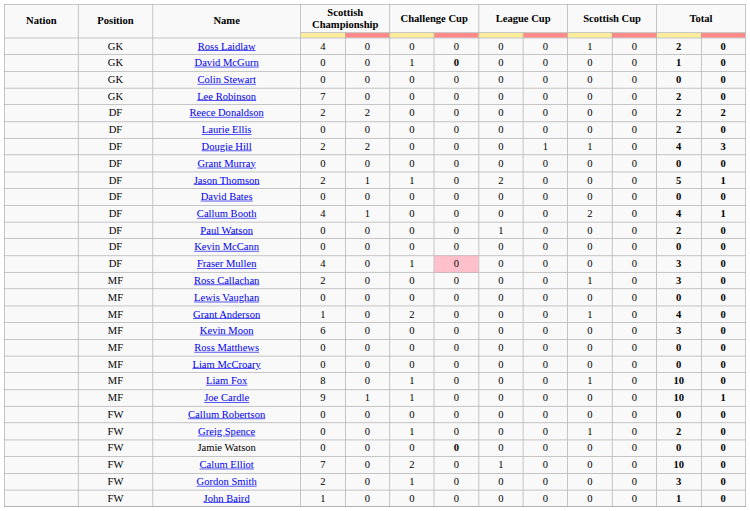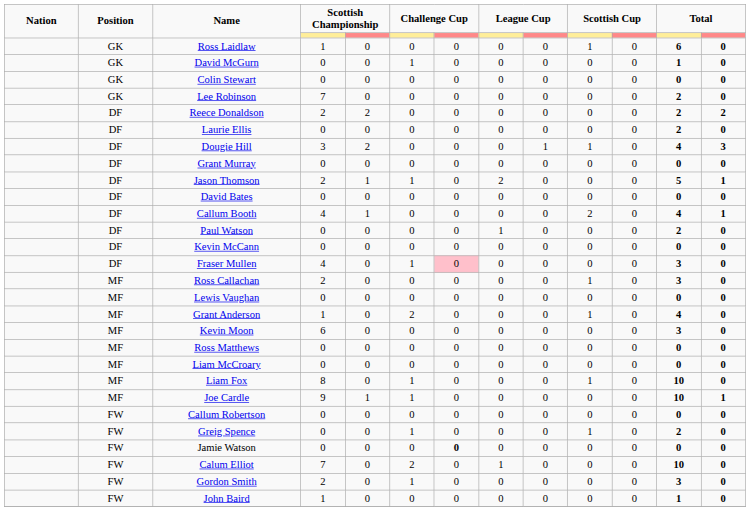(323, 46) 4 -> (323, 46) 1
(679, 46) 2 -> (679, 46) 6
(456, 63) bold -> (456, 63) normal
(323, 146) 2 -> (323, 146) 3
